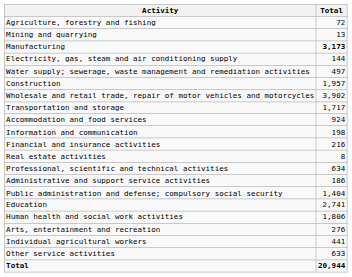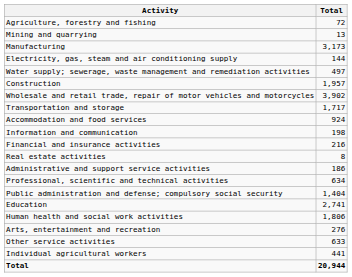(334, 47) bold -> (334, 47) normal
rows swapped: (117, 169) <-> (108, 181)
rows swapped: (61, 254) <-> (76, 242)
